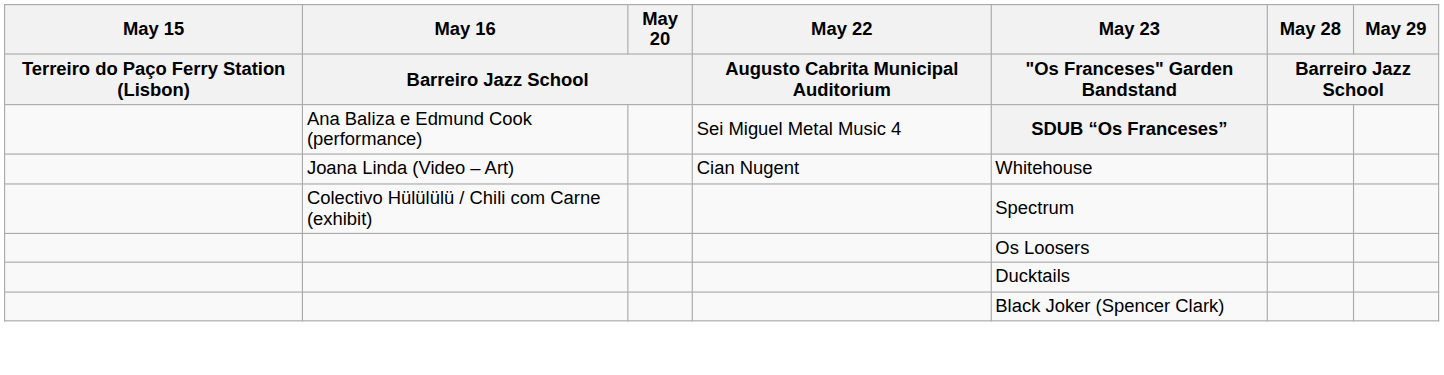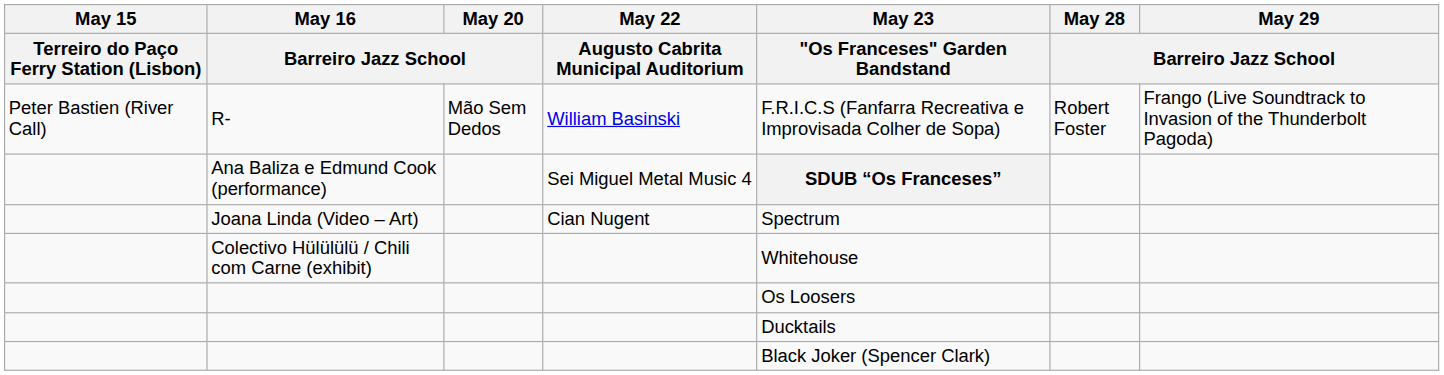+ row: (221, 118)
(1044, 168) Whitehouse -> (801, 218) Spectrum
(1035, 208) Spectrum -> (810, 258) Whitehouse
